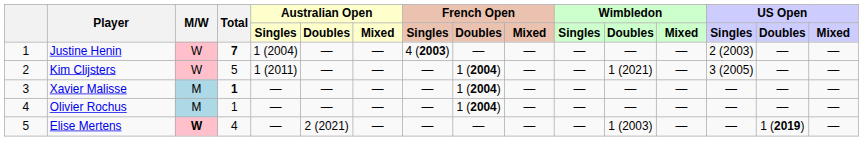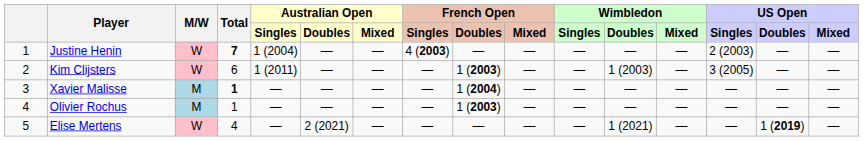(234, 70) 5 -> (234, 70) 6
(479, 70) 1 (2004) -> (479, 70) 1 (2003)
(630, 70) 1 (2021) -> (630, 70) 1 (2003)
(479, 107) 1 (2004) -> (479, 107) 1 (2003)
(196, 126) bold -> (196, 126) normal
(630, 126) 1 (2003) -> (630, 126) 1 (2021)
